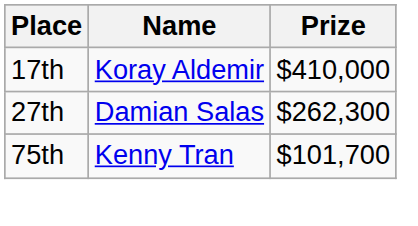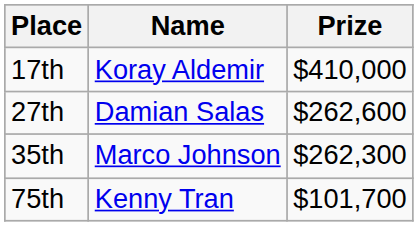(333, 112) $262,300 -> (350, 112) $262,600
+ row: (38, 155)
